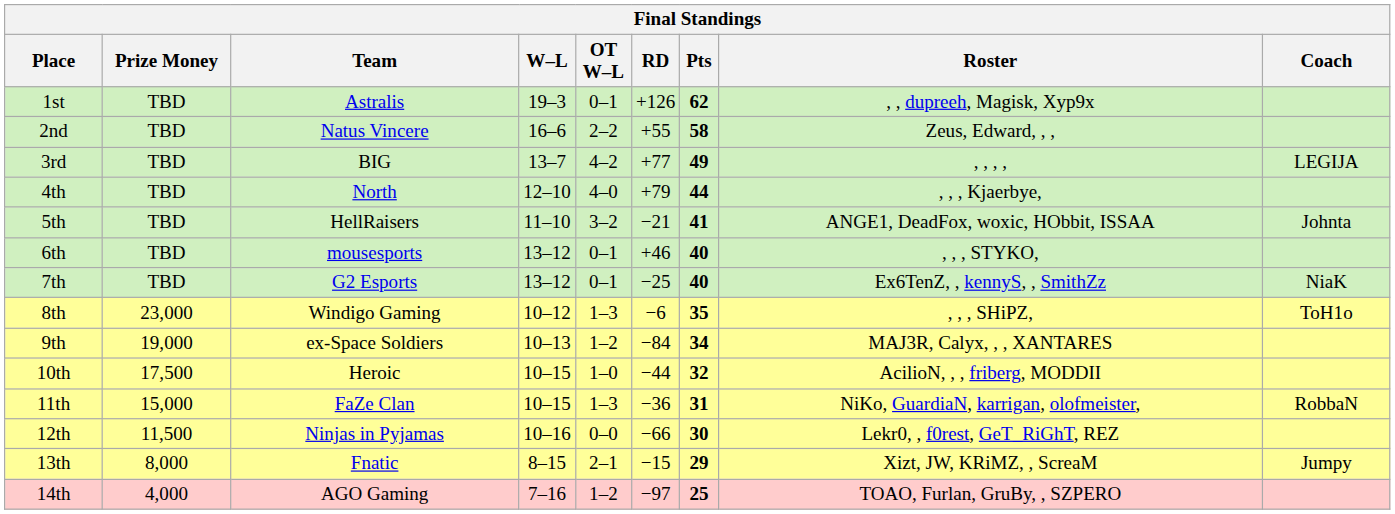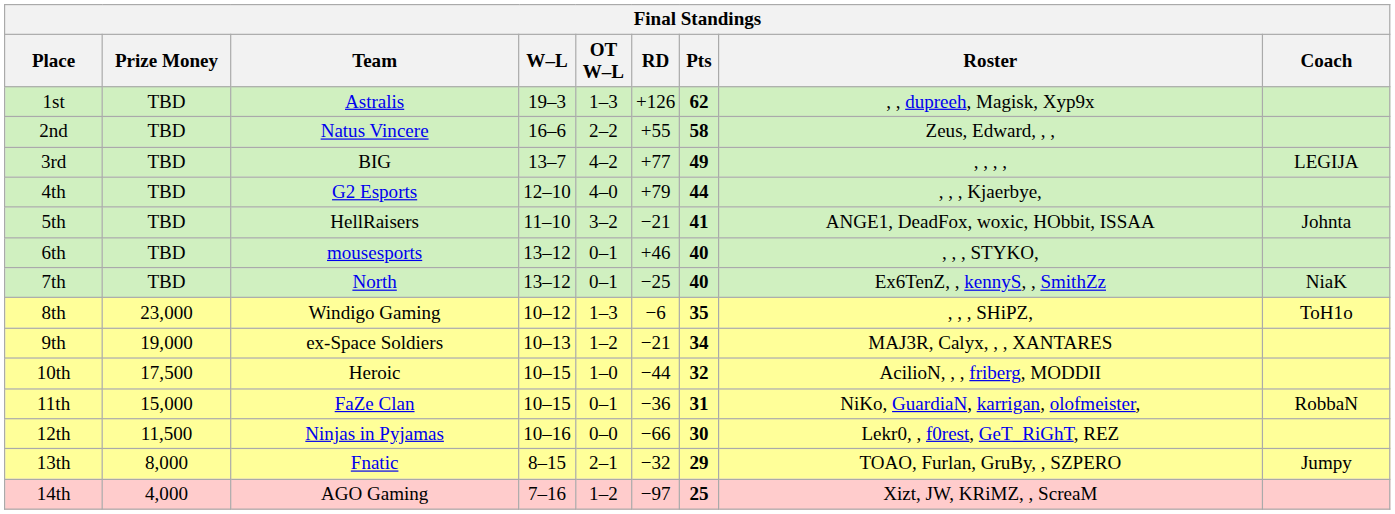(603, 101) 0–1 -> (603, 101) 1–3
(375, 191) North -> (375, 191) G2 Esports
(375, 282) G2 Esports -> (375, 282) North
(656, 342) −84 -> (656, 342) −21
(603, 403) 1–3 -> (603, 403) 0–1
(656, 463) −15 -> (656, 463) −32
(990, 463) Xizt, JW, KRiMZ, , ScreaM -> (990, 463) TOAO, Furlan, GruBy, , SZPERO
(990, 493) TOAO, Furlan, GruBy, , SZPERO -> (990, 493) Xizt, JW, KRiMZ, , ScreaM
